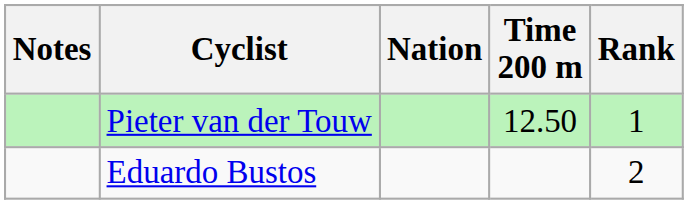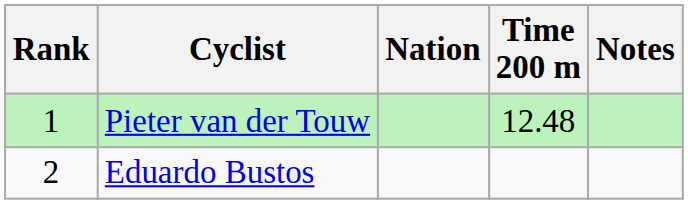columns swapped: (636, 49) <-> (52, 49)
(540, 119) 12.50 -> (538, 119) 12.48
